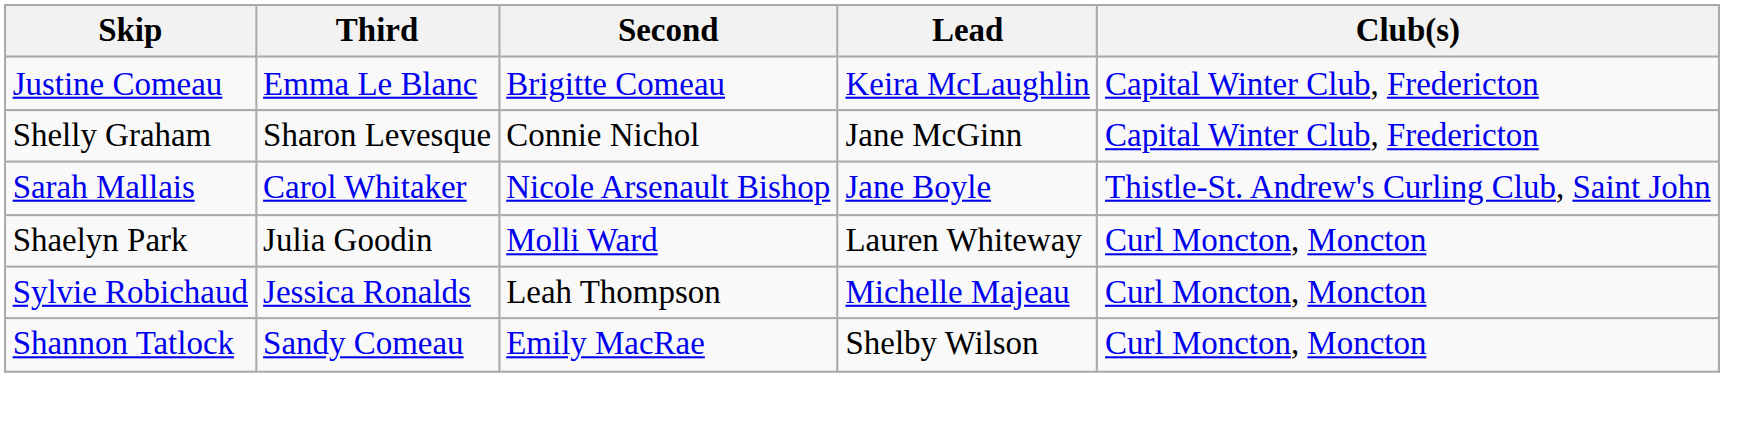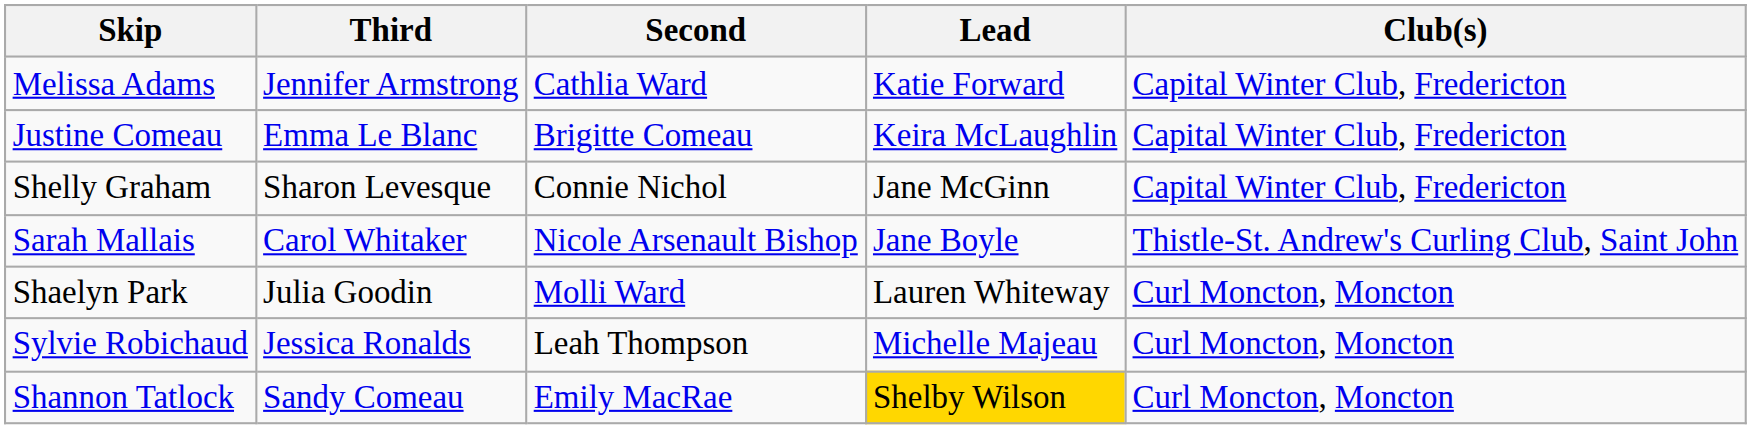+ row: (114, 82)
(942, 344) no background -> (970, 396) gold background
